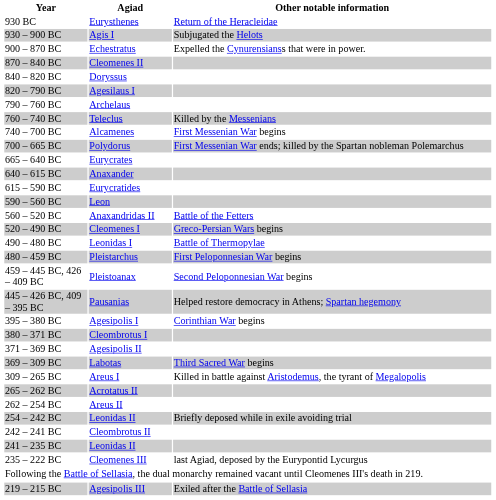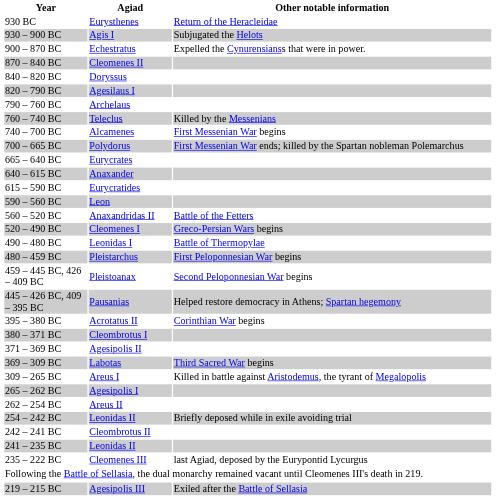(114, 321) Agesipolis I -> (114, 321) Acrotatus II
(114, 390) Acrotatus II -> (114, 390) Agesipolis I
